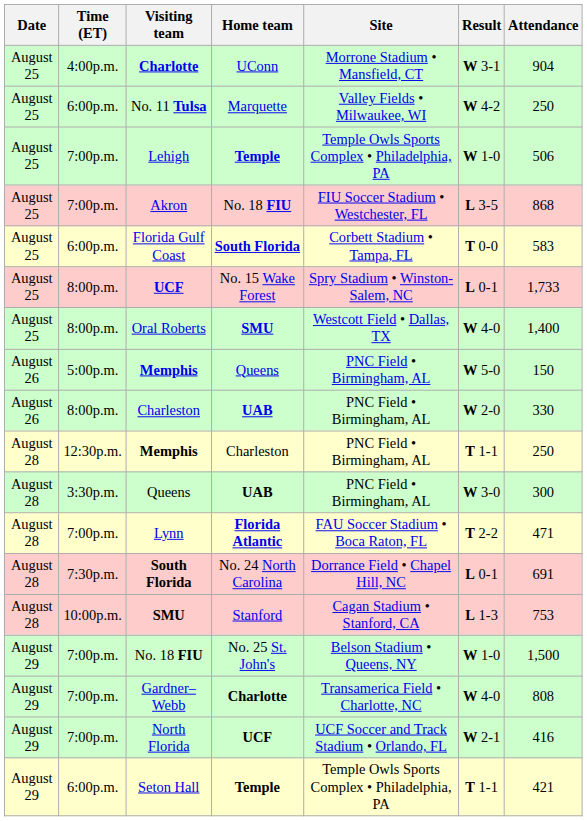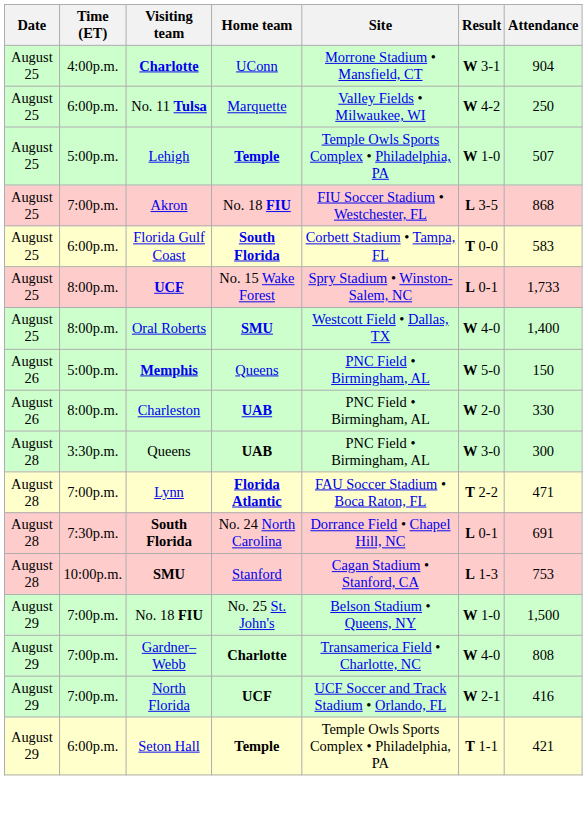(93, 156) 7:00p.m. -> (93, 156) 5:00p.m.
(543, 156) 506 -> (543, 156) 507
- row: (169, 451)
